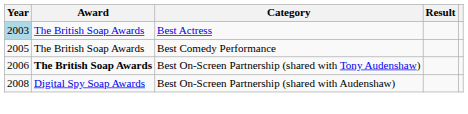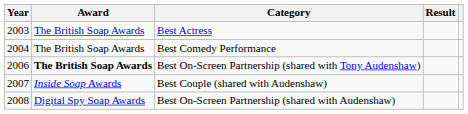(18, 30) lightblue background -> (18, 30) no background
(18, 48) 2005 -> (18, 48) 2004
+ row: (242, 83)
